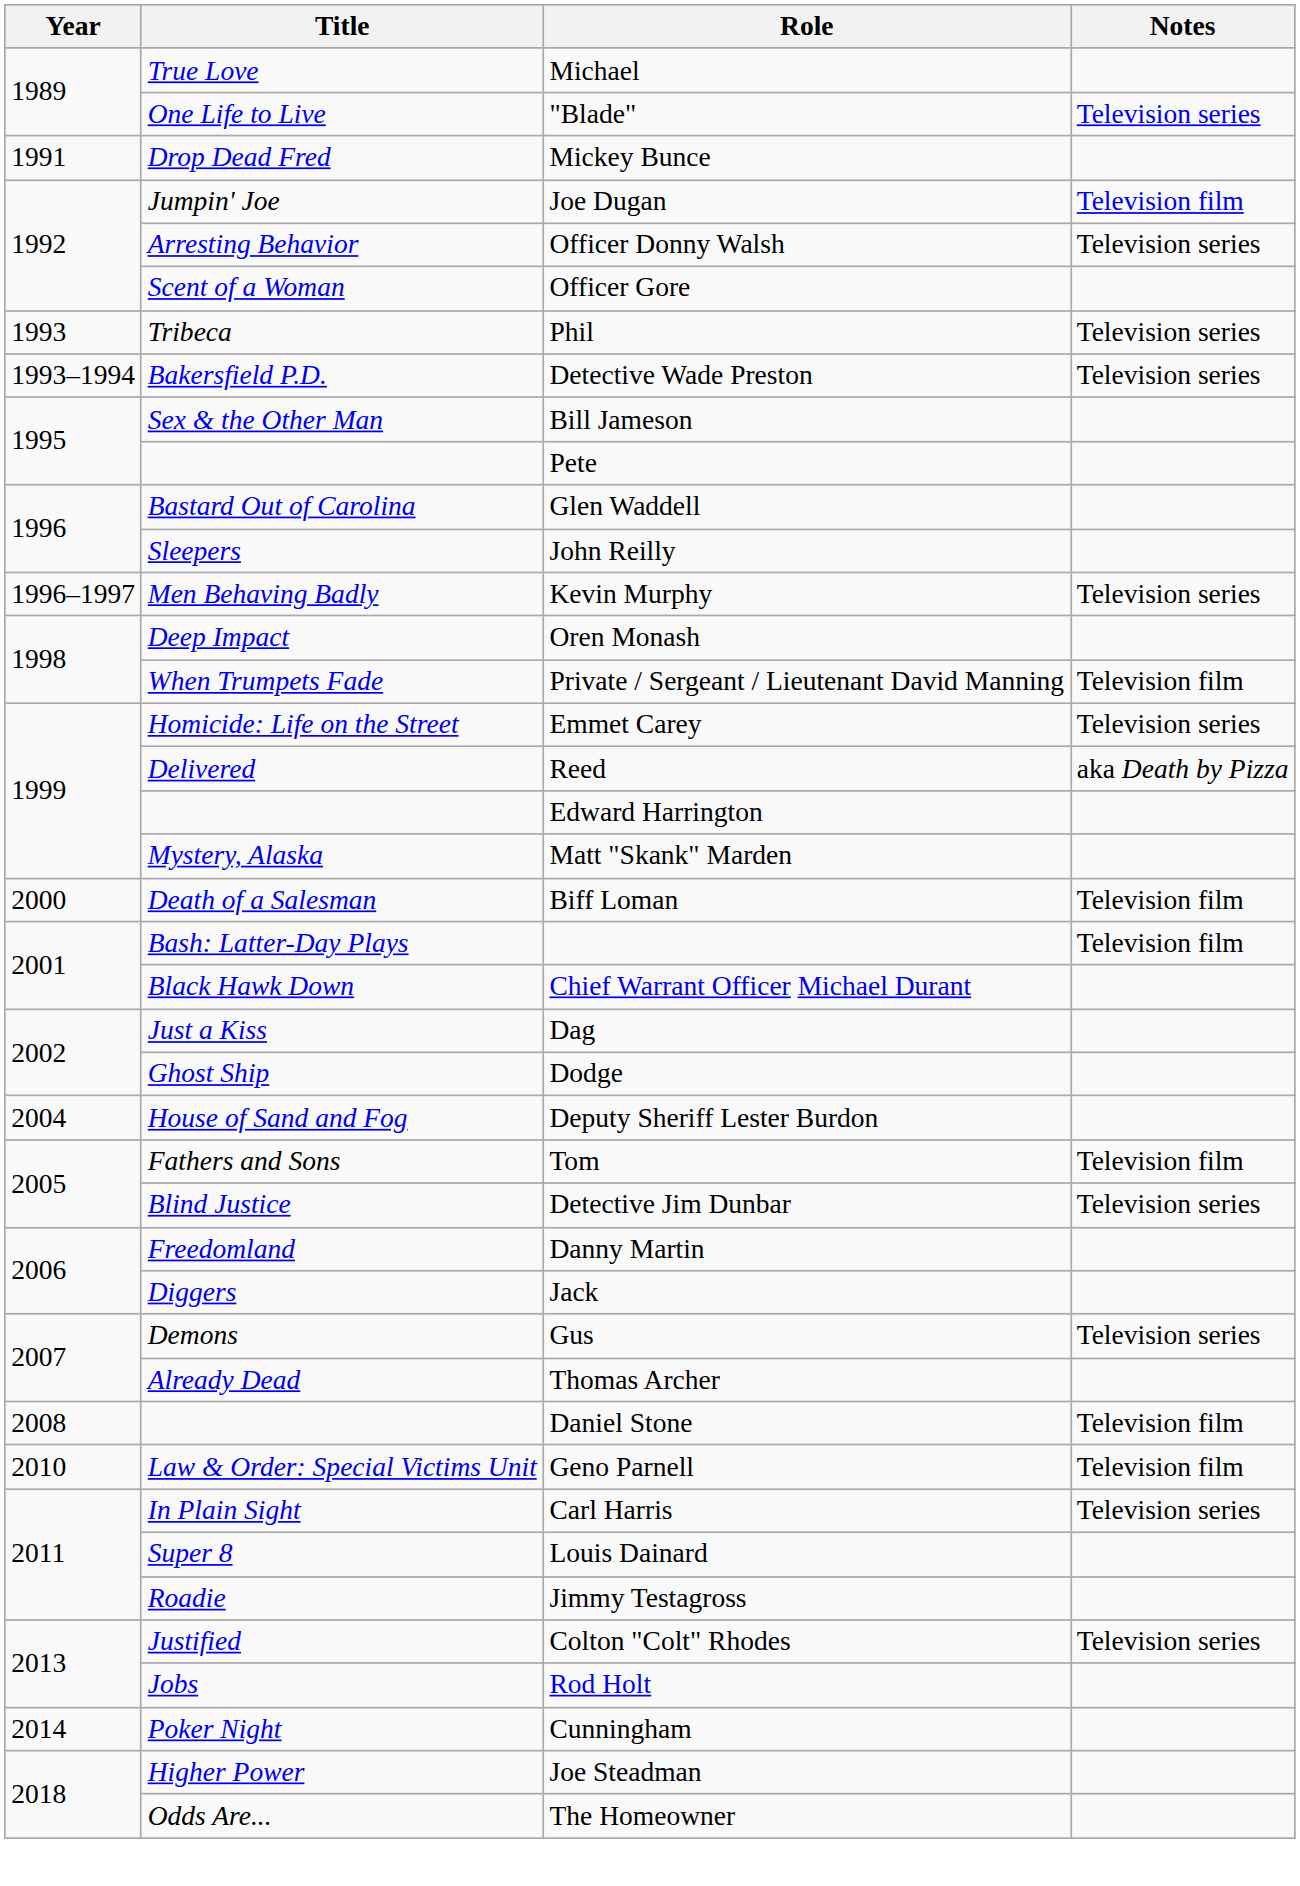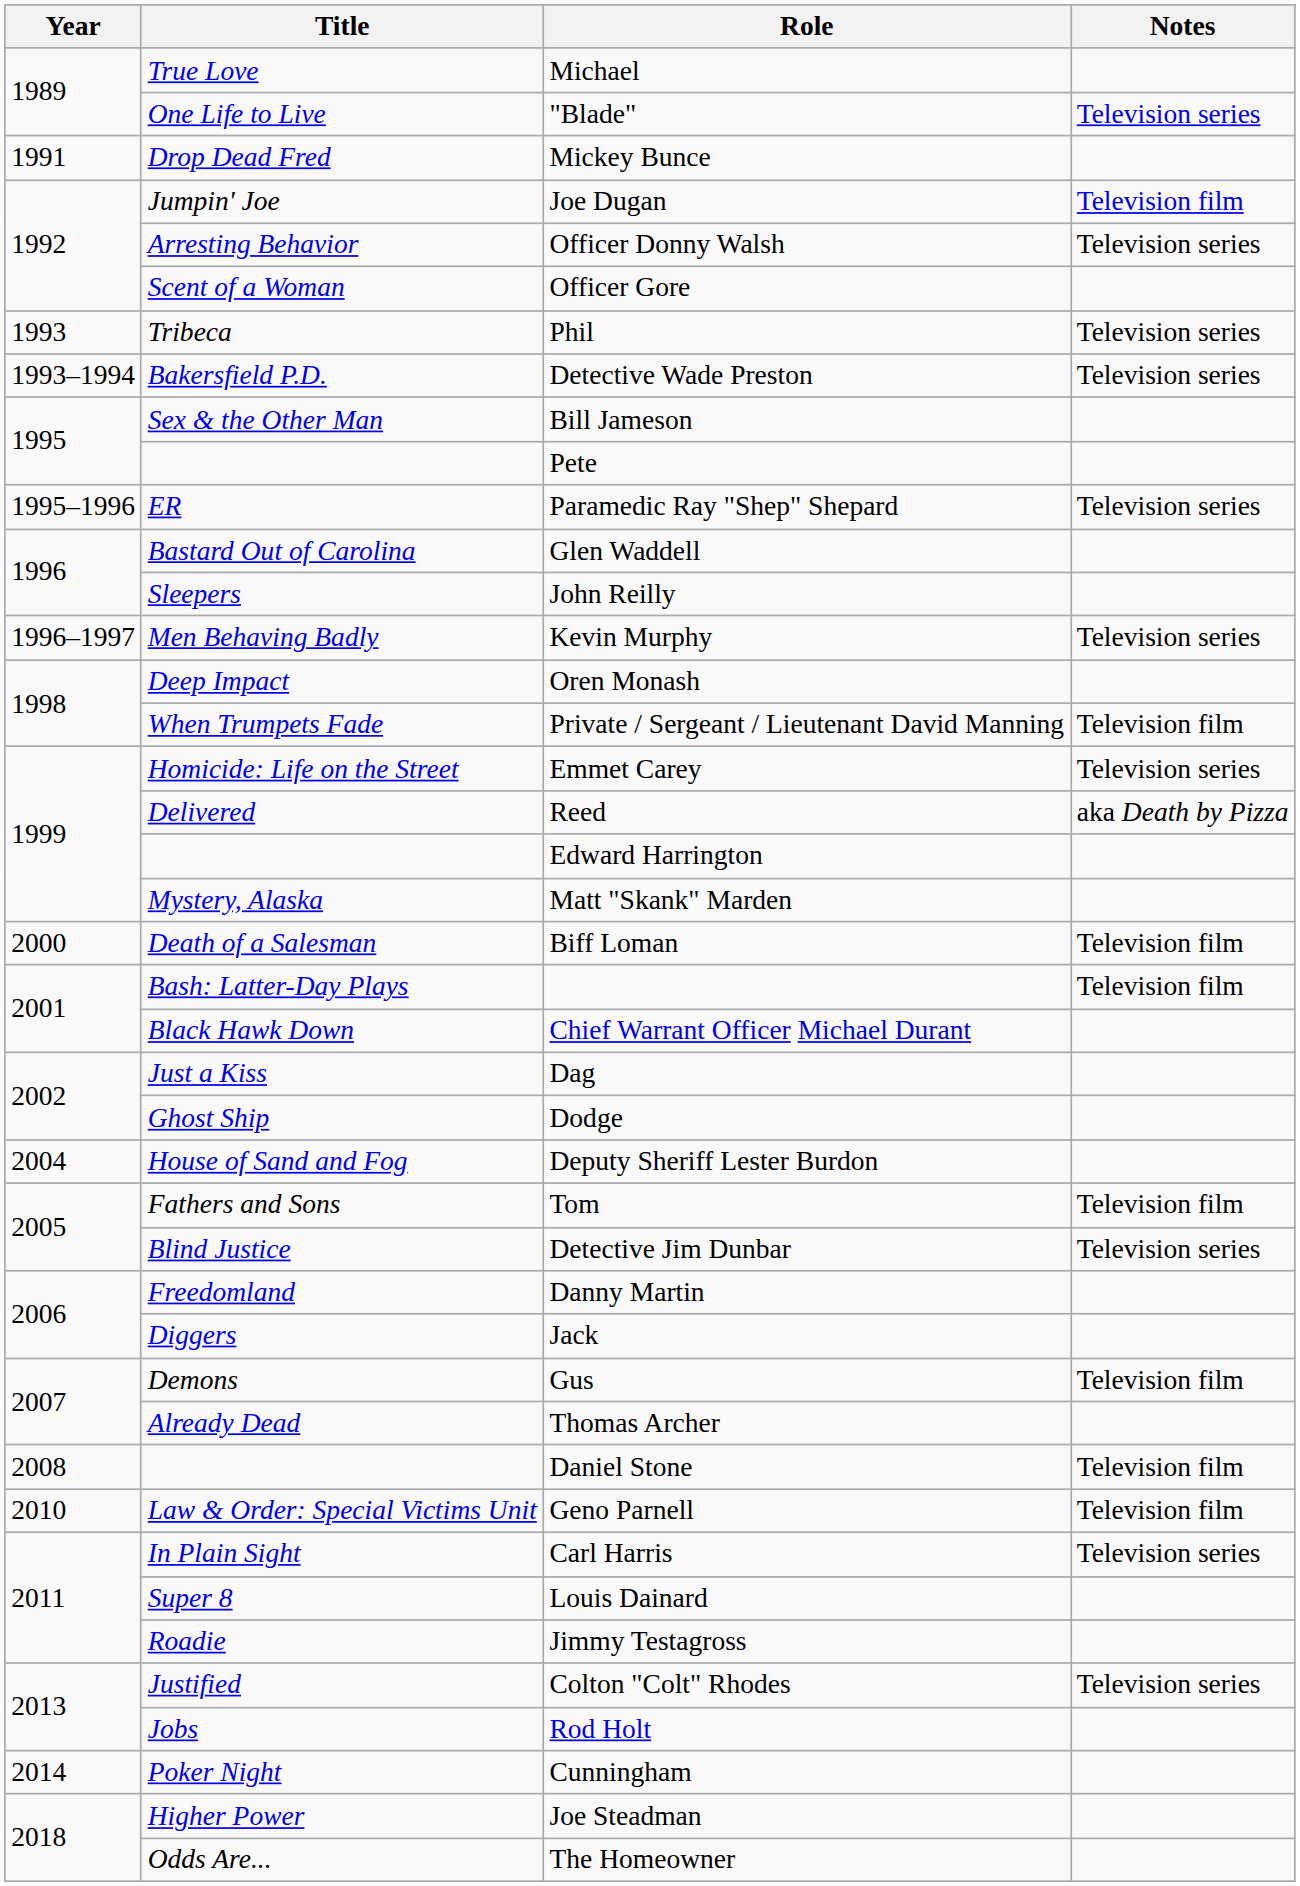+ row: (165, 506)
(1169, 1335) Television series -> (1160, 1379) Television film
